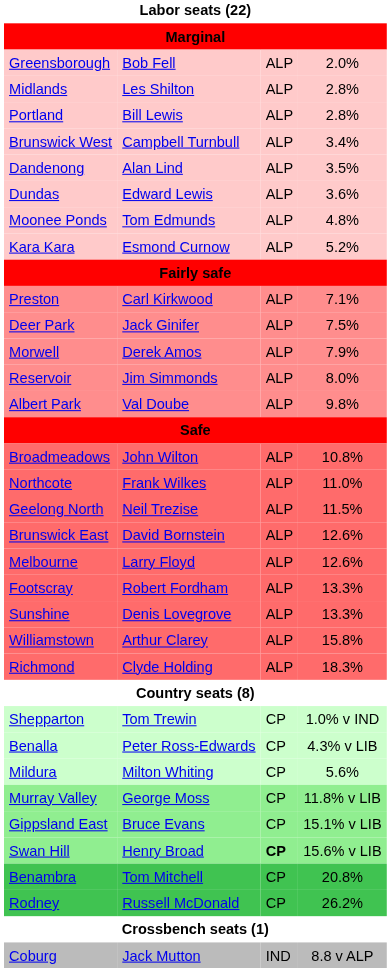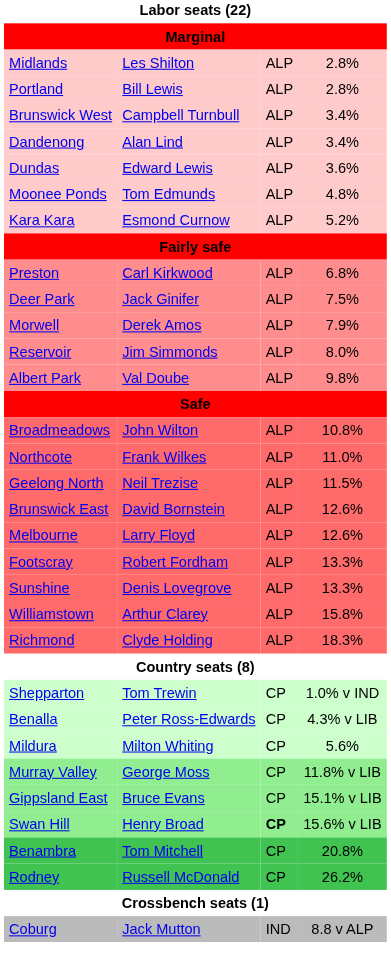- row: (60, 62)
(342, 167) 3.5% -> (342, 141) 3.4%
(342, 299) 7.1% -> (342, 273) 6.8%
